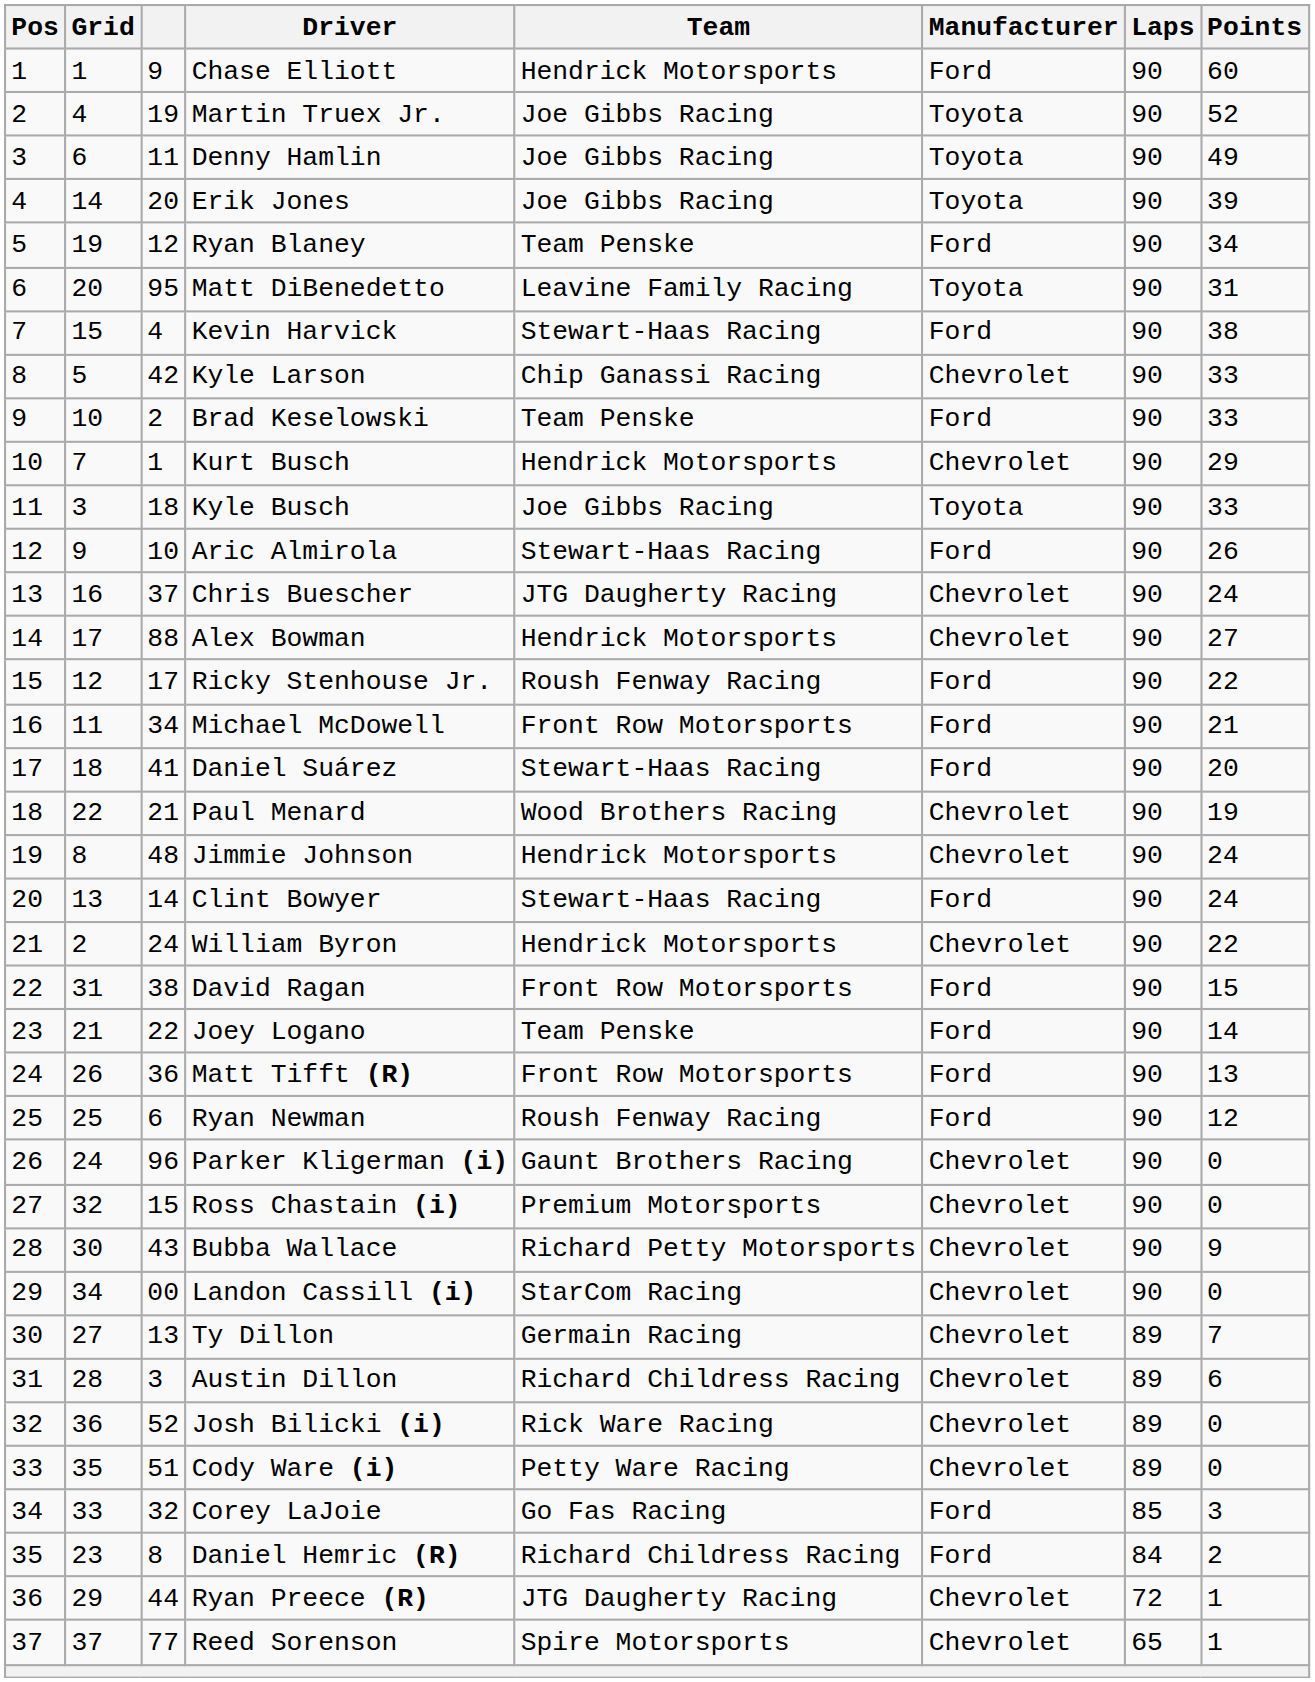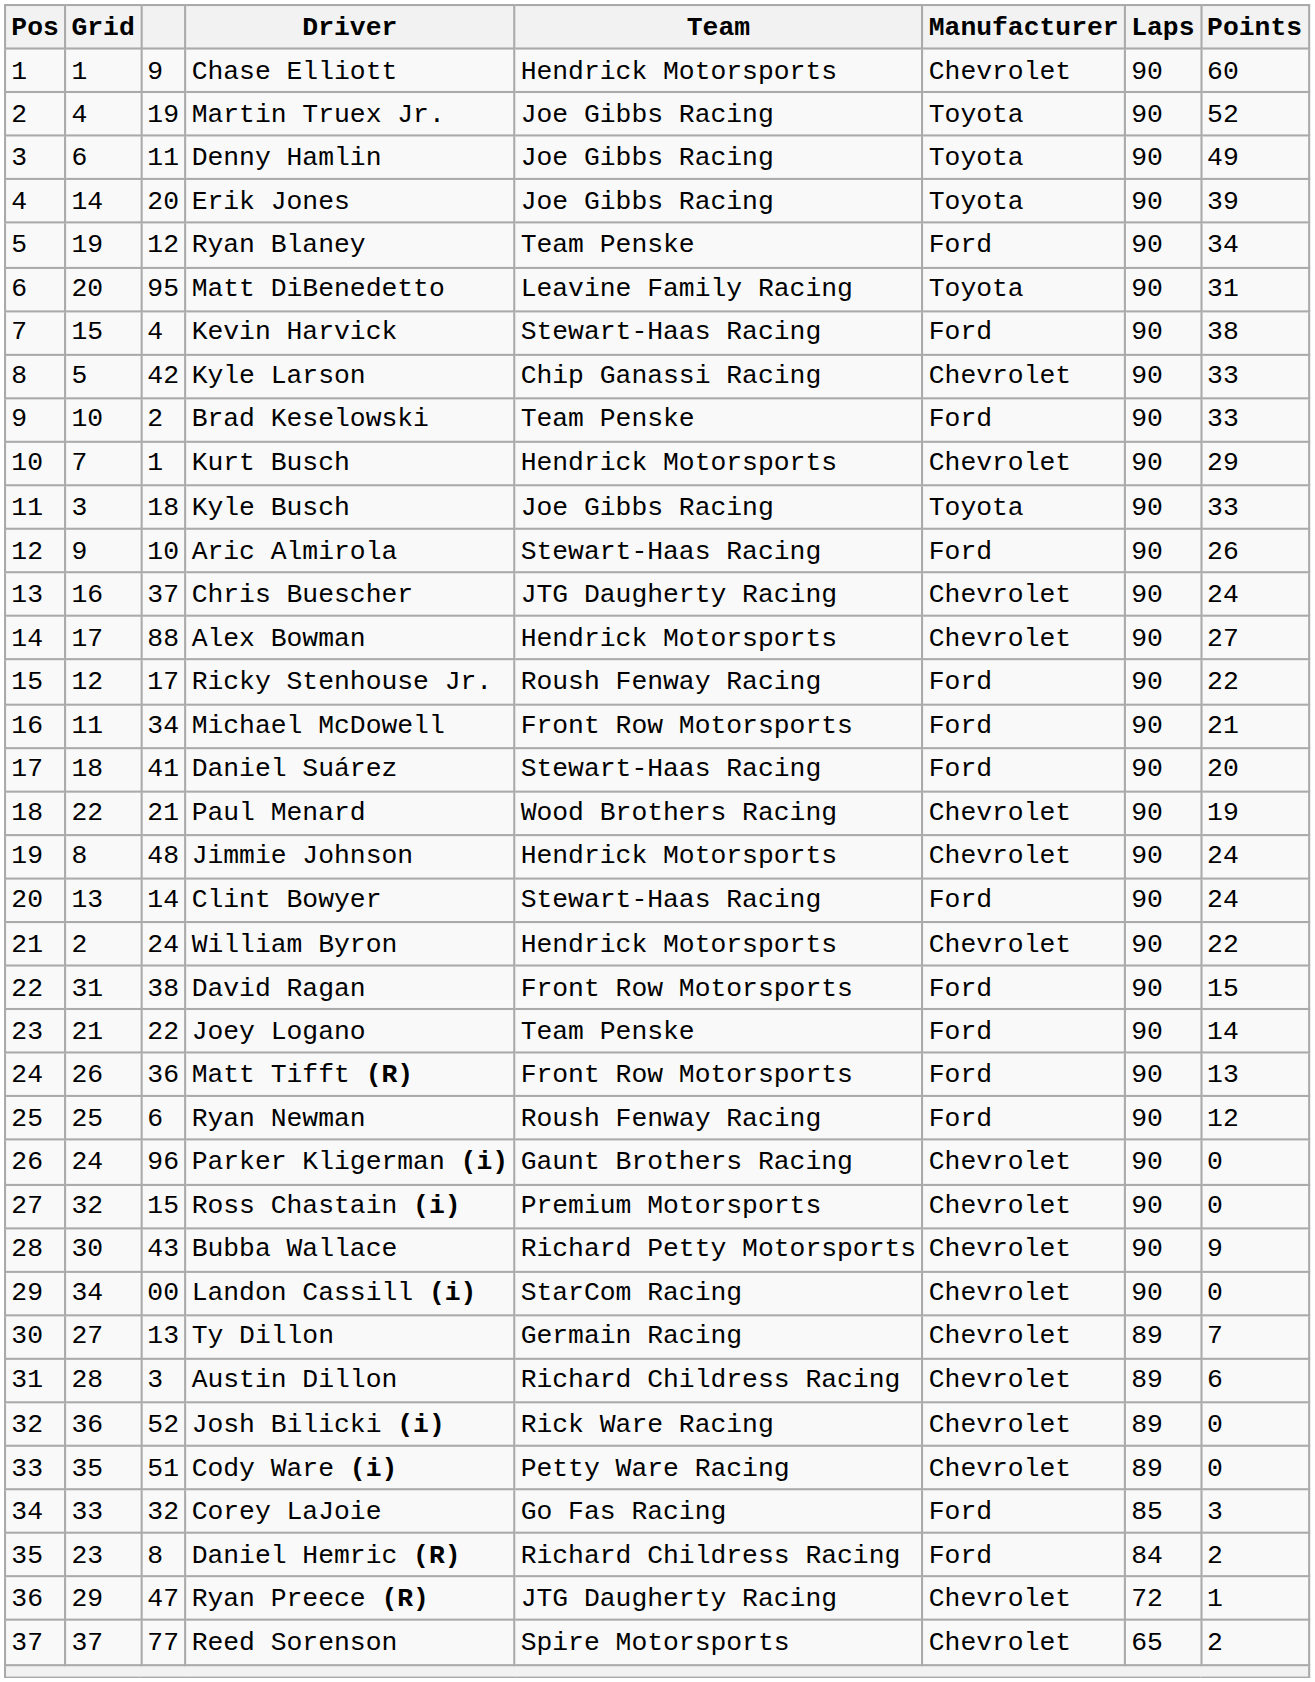(960, 70) Ford -> (1000, 70) Chevrolet
(163, 1599) 44 -> (163, 1599) 47
(1215, 1642) 1 -> (1215, 1642) 2
